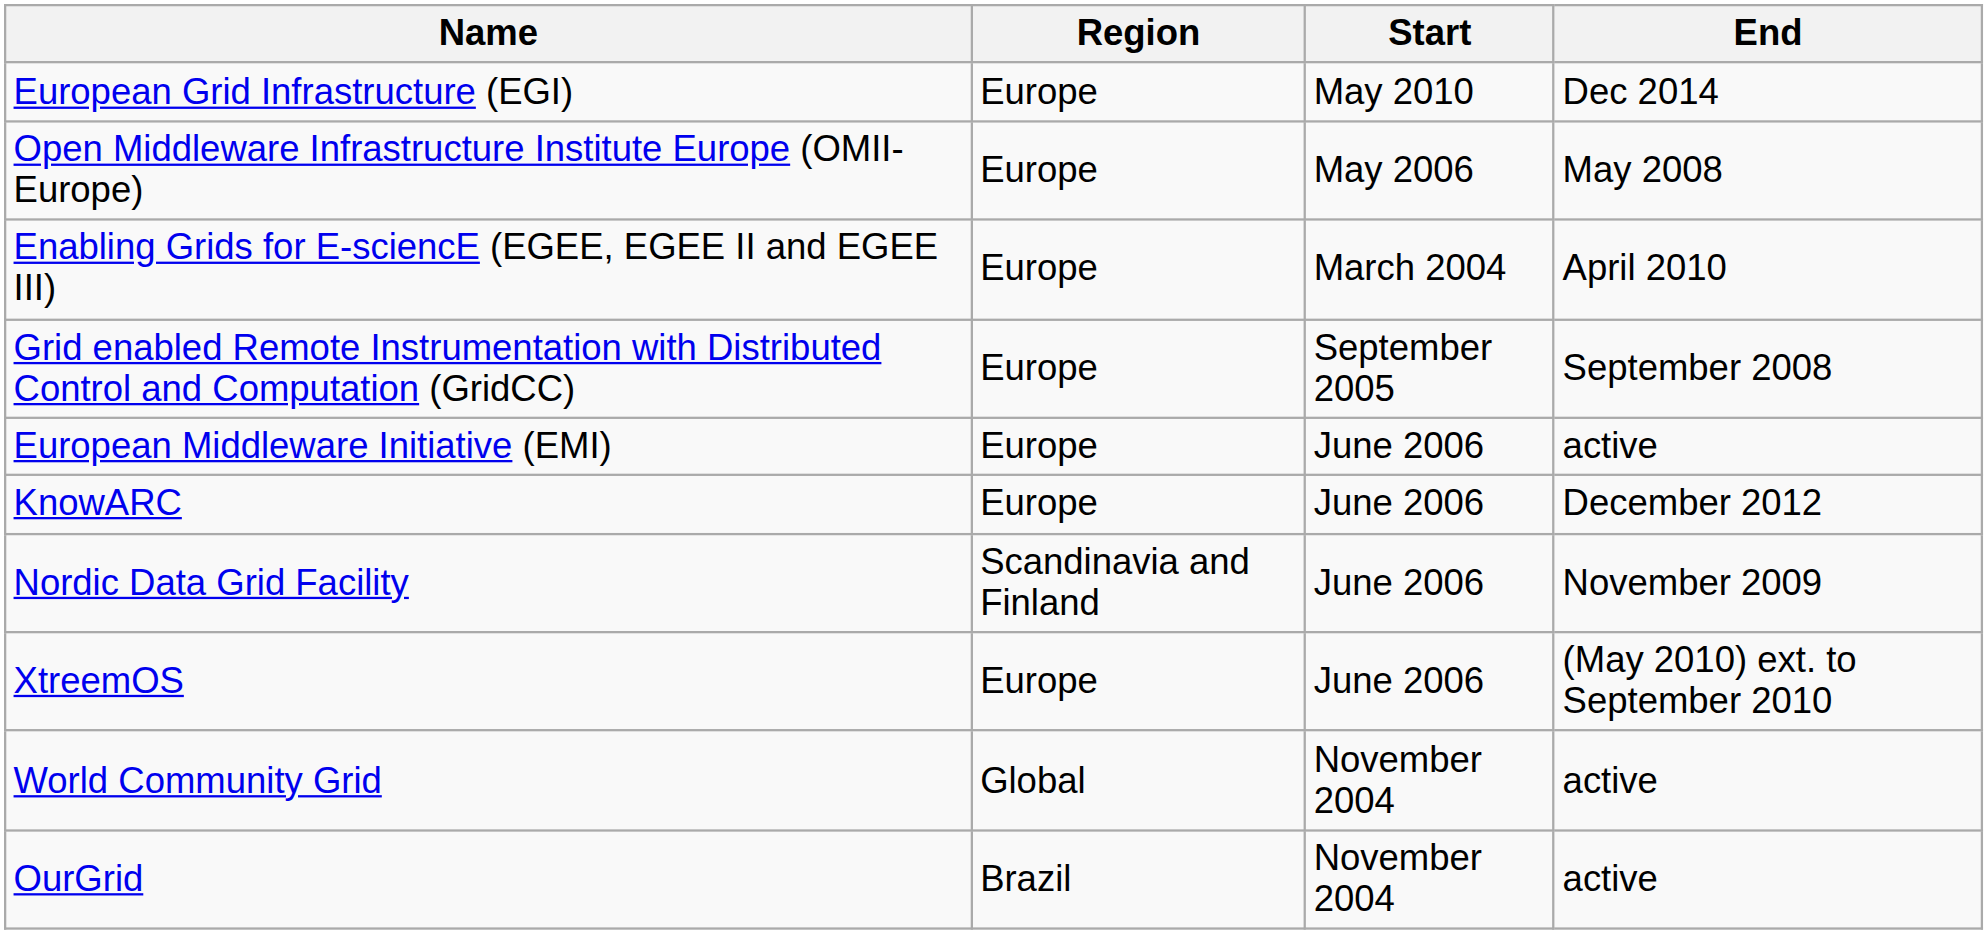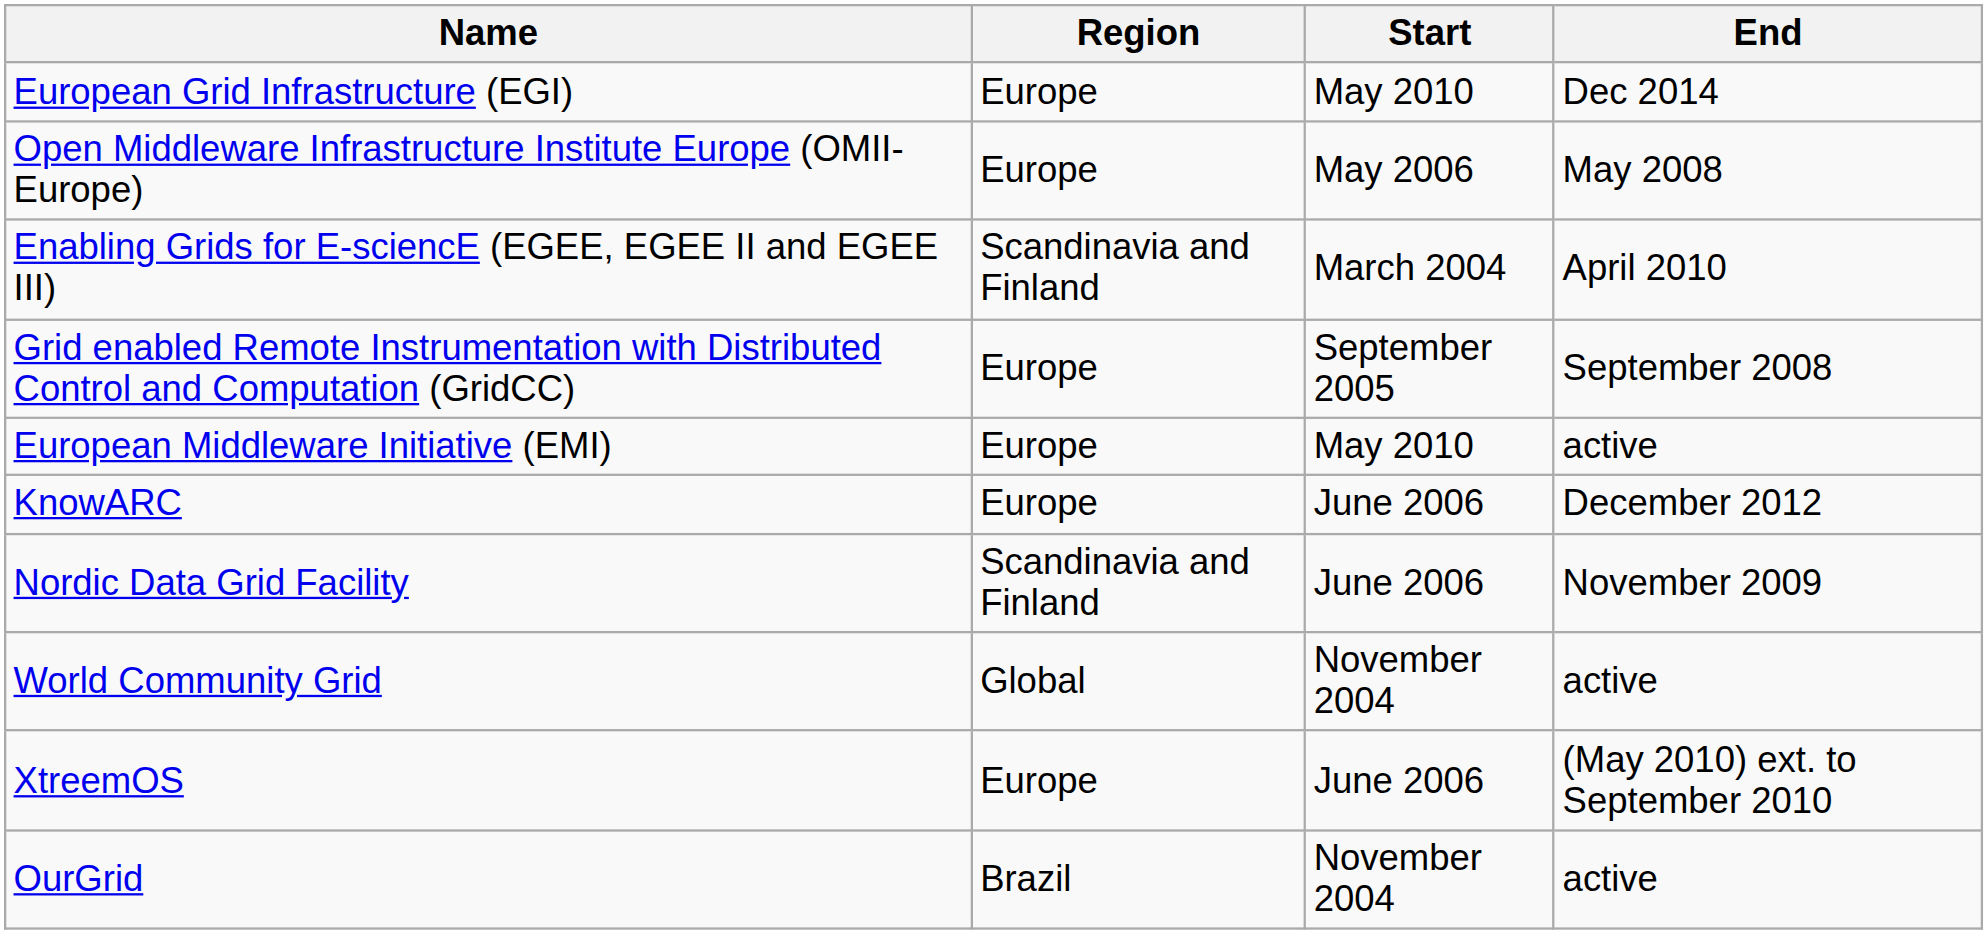(1039, 268) Europe -> (1115, 268) Scandinavia and Finland
(1399, 445) June 2006 -> (1394, 445) May 2010
rows swapped: (198, 779) <-> (99, 680)
